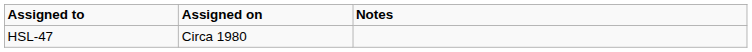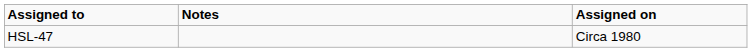columns swapped: (222, 15) <-> (375, 15)
